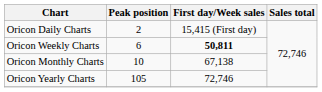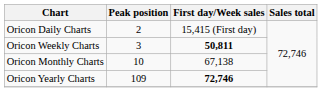(138, 45) 6 -> (138, 45) 3
(138, 78) 105 -> (138, 78) 109
(219, 78) normal -> (219, 78) bold
